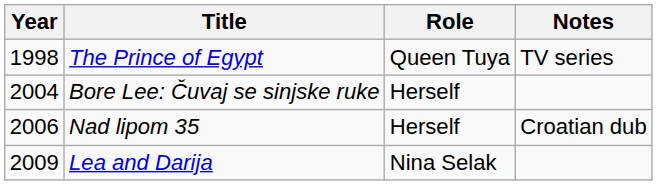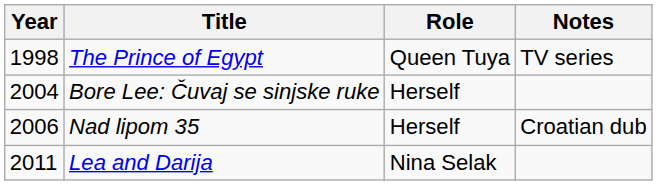(34, 162) 2009 -> (34, 162) 2011
